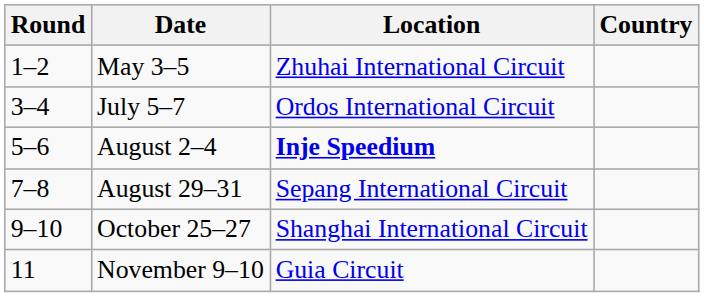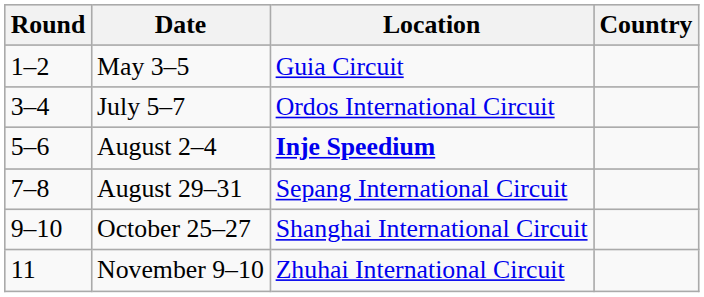(420, 65) Zhuhai International Circuit -> (340, 65) Guia Circuit
(340, 270) Guia Circuit -> (420, 270) Zhuhai International Circuit
